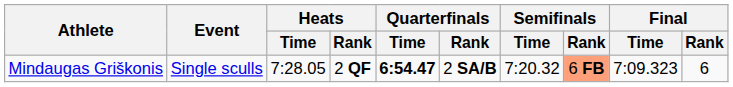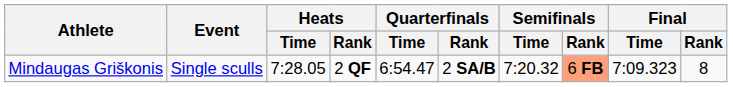(407, 69) bold -> (407, 69) normal
(704, 69) 6 -> (704, 69) 8
